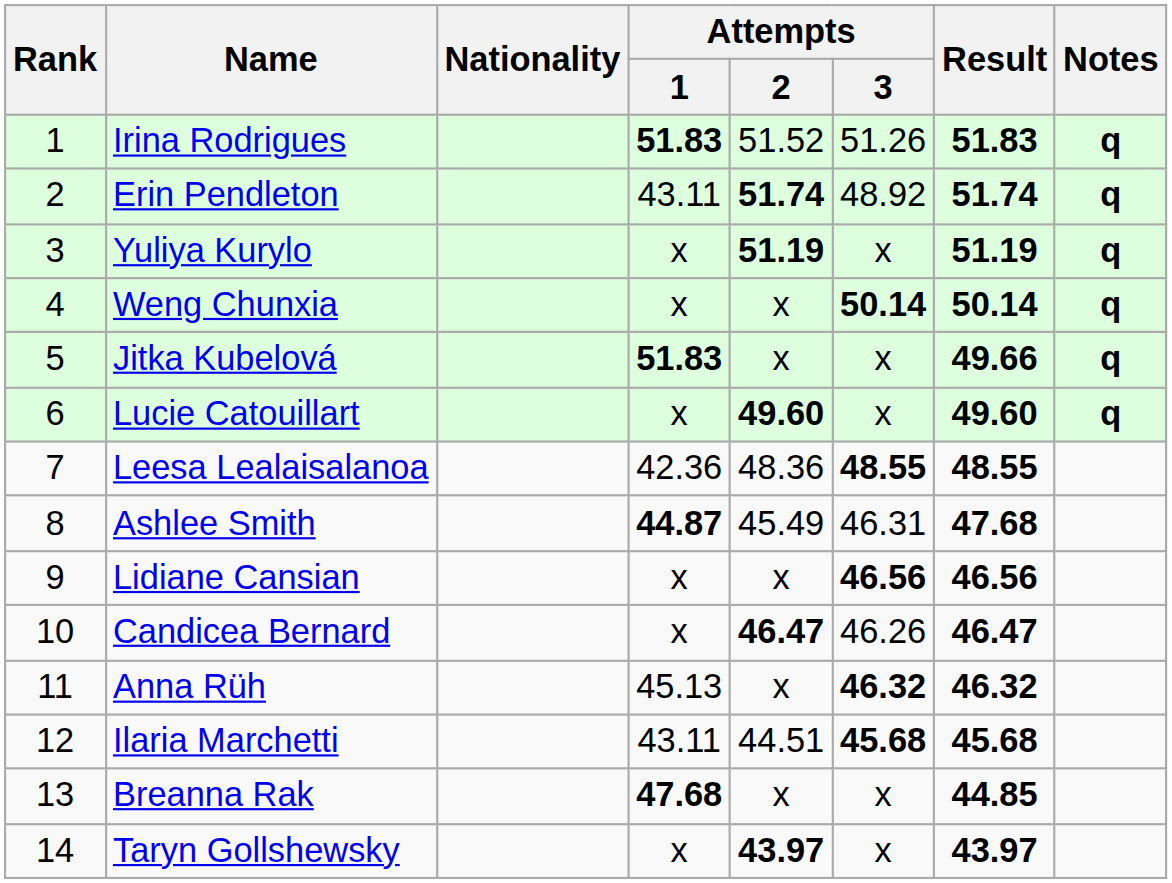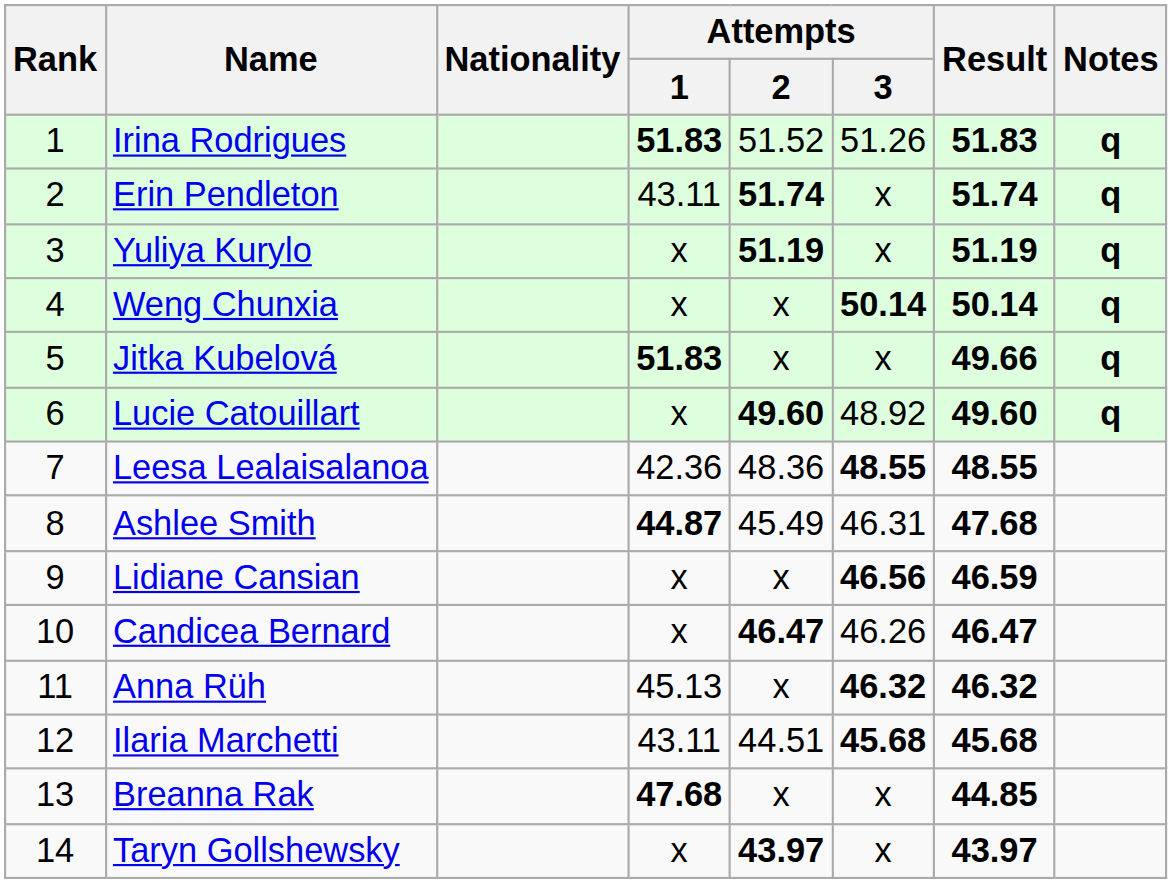(883, 195) 48.92 -> (883, 195) x
(883, 413) x -> (883, 413) 48.92
(995, 577) 46.56 -> (995, 577) 46.59
